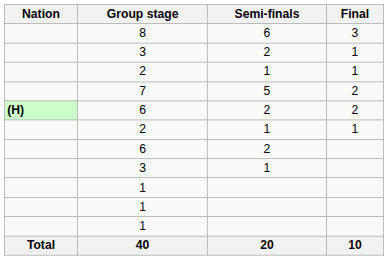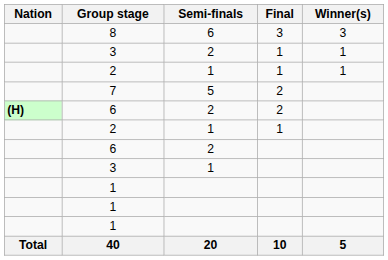+ column: (343, 14)
